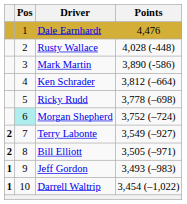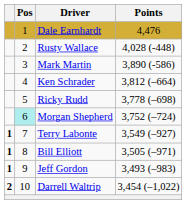(9, 134) 2 -> (9, 134) 1
(9, 151) 2 -> (9, 151) 1
(9, 186) 1 -> (9, 186) 2
